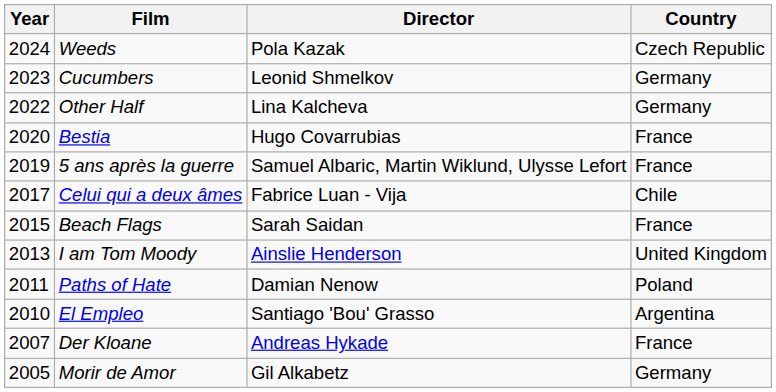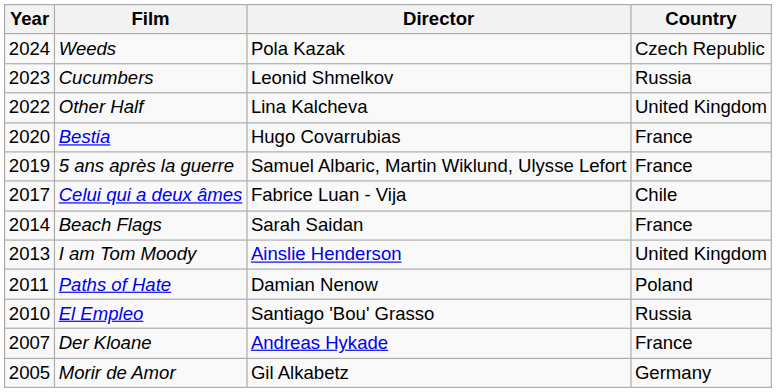(673, 78) Germany -> (663, 78) Russia
(673, 107) Germany -> (701, 107) United Kingdom
(30, 225) 2015 -> (30, 225) 2014
(675, 313) Argentina -> (663, 313) Russia
